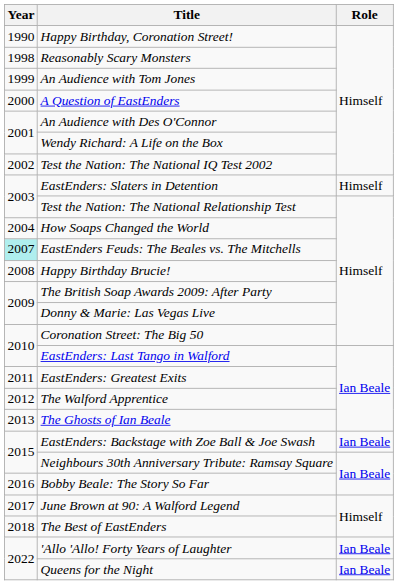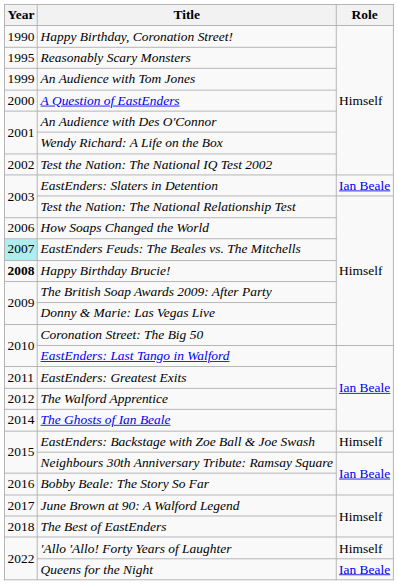(21, 57) 1998 -> (21, 57) 1995
(361, 185) Himself -> (365, 185) Ian Beale
(21, 228) 2004 -> (21, 228) 2006
(21, 270) normal -> (21, 270) bold
(21, 420) 2013 -> (21, 420) 2014
(365, 441) Ian Beale -> (361, 441) Himself
(365, 548) Ian Beale -> (361, 548) Himself
